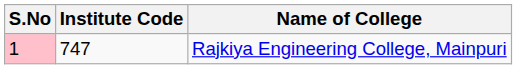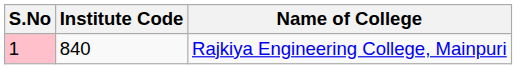(75, 48) 747 -> (75, 48) 840
